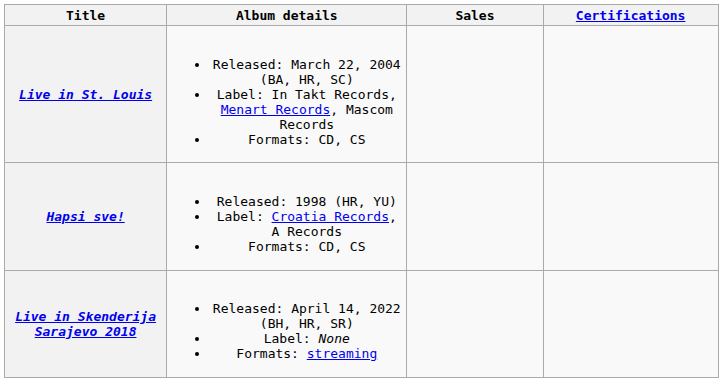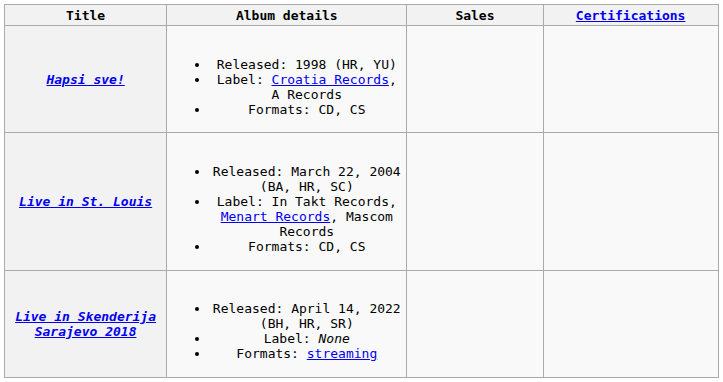rows swapped: (86, 216) <-> (86, 94)
